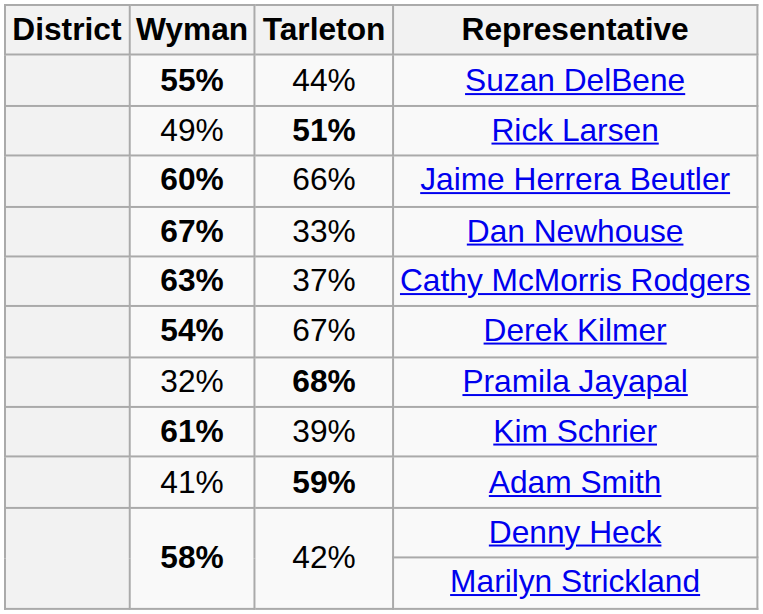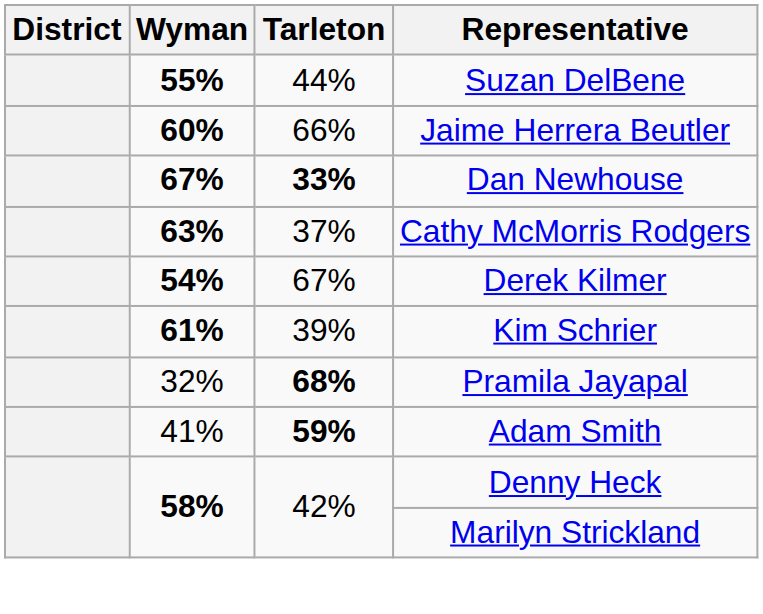- row: (575, 130)
(324, 230) normal -> (324, 180) bold
rows swapped: (575, 381) <-> (575, 431)
